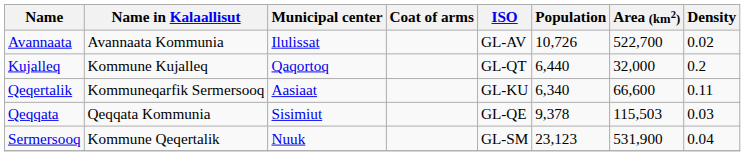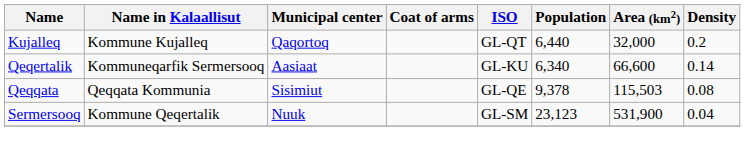- row: (40, 42)
(700, 90) 0.11 -> (700, 66) 0.14
(700, 114) 0.03 -> (700, 90) 0.08
